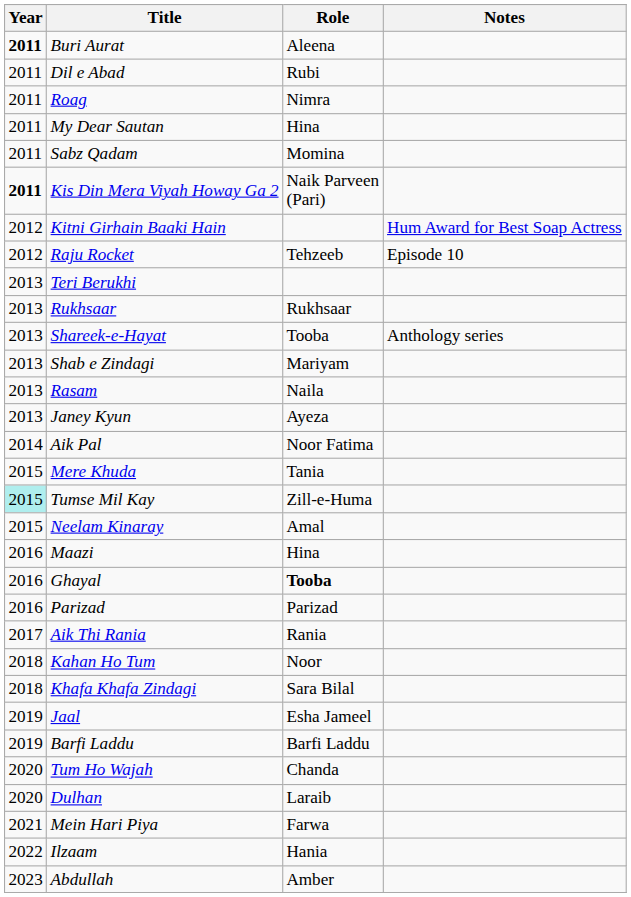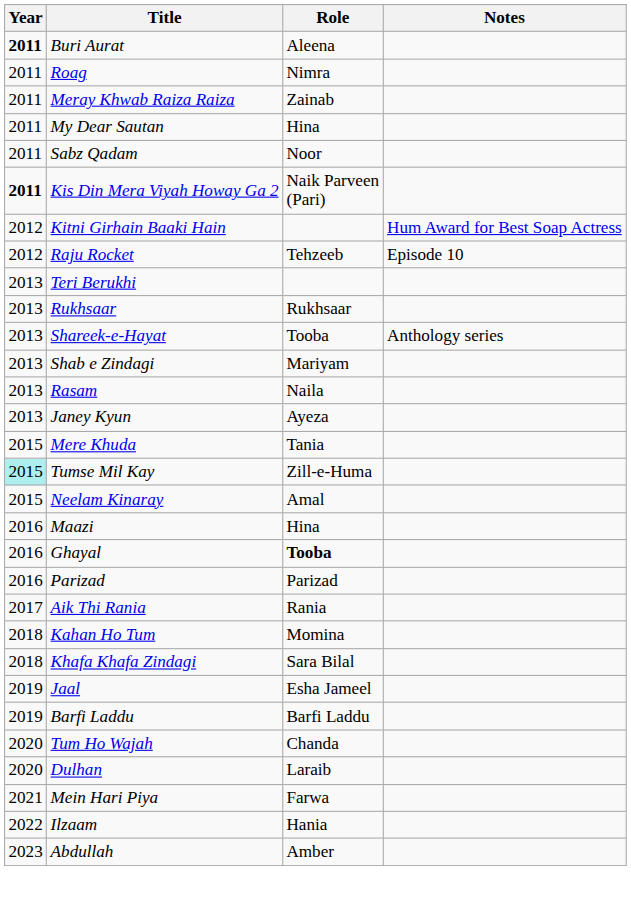- row: (88, 72)
+ row: (143, 99)
(315, 153) Momina -> (304, 153) Noor
- row: (76, 444)
(304, 661) Noor -> (315, 634) Momina
